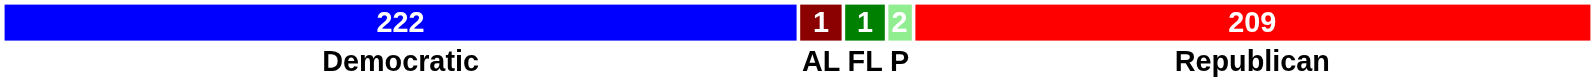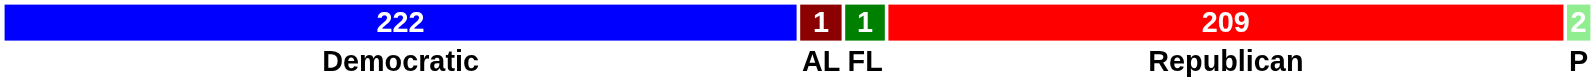columns swapped: (900, 22) <-> (1252, 22)
